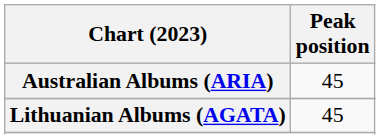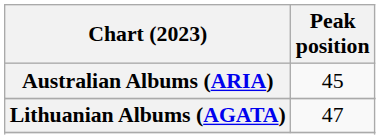(333, 115) 45 -> (333, 115) 47
